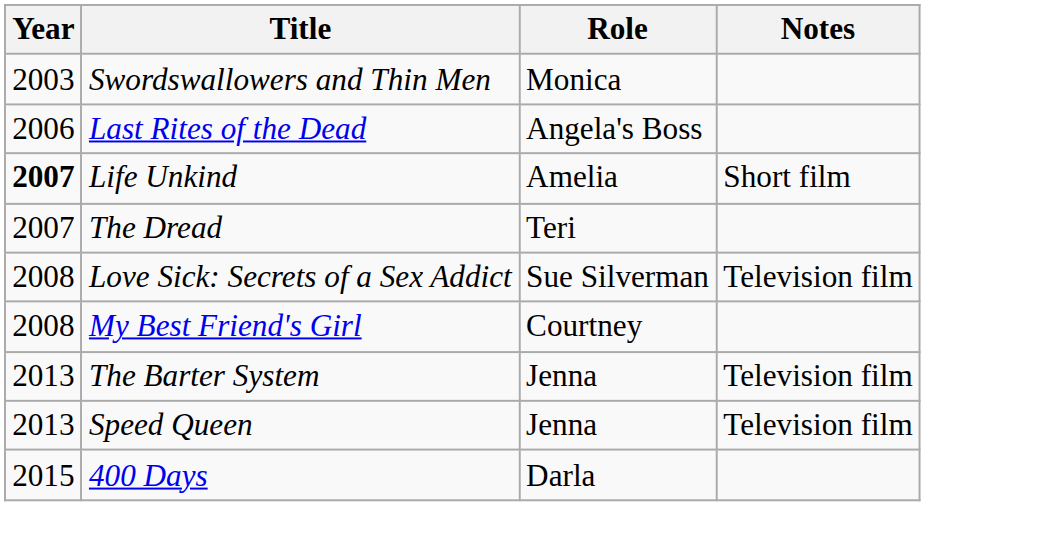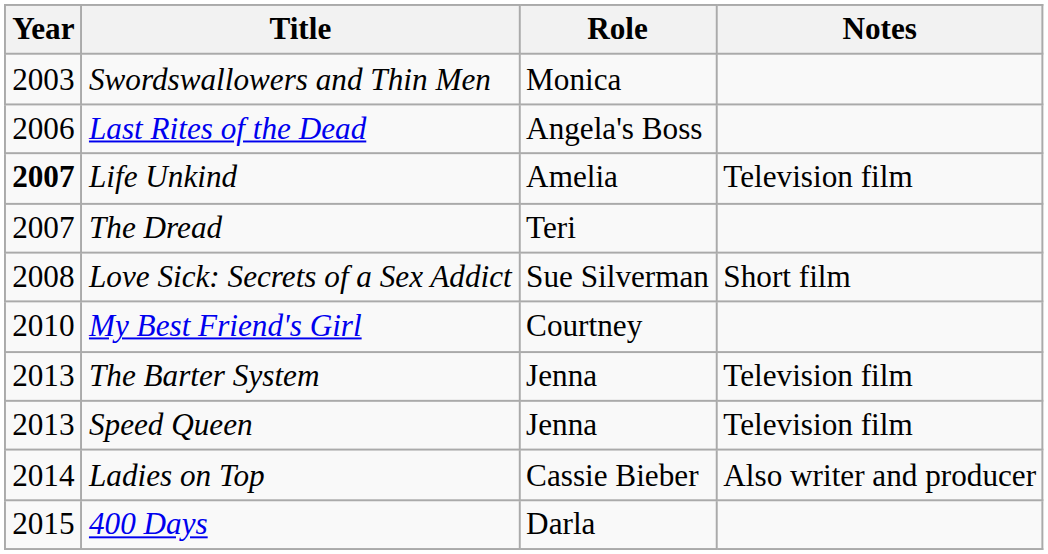(787, 177) Short film -> (818, 177) Television film
(818, 276) Television film -> (787, 276) Short film
(43, 326) 2008 -> (43, 326) 2010
+ row: (177, 474)
